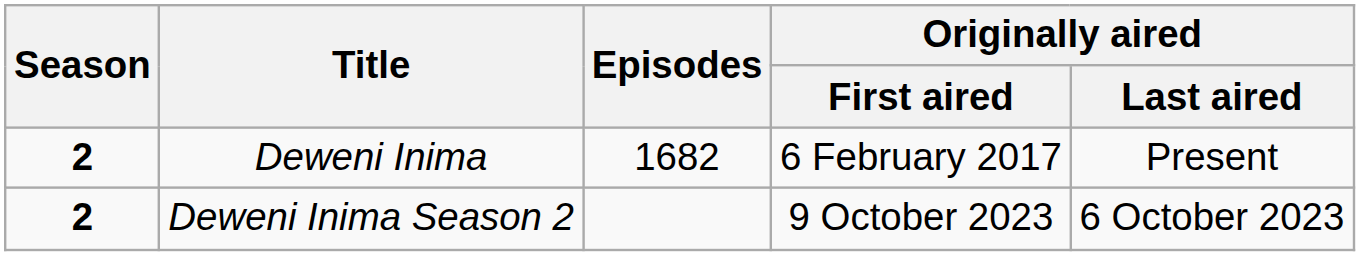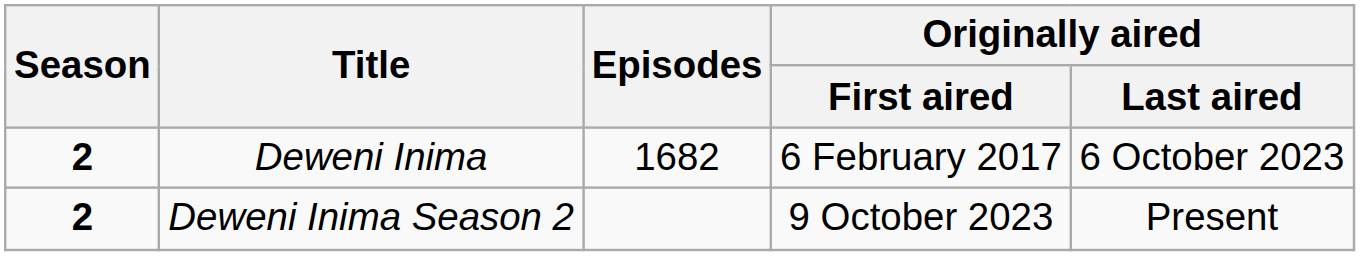(1212, 156) Present -> (1212, 156) 6 October 2023
(1212, 217) 6 October 2023 -> (1212, 217) Present
